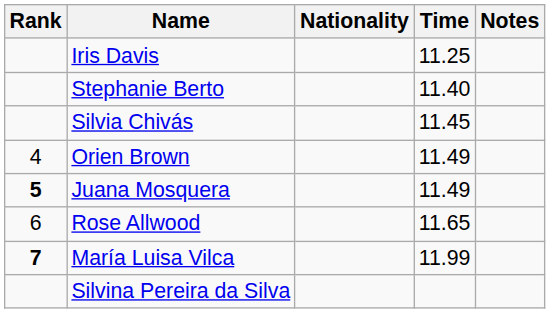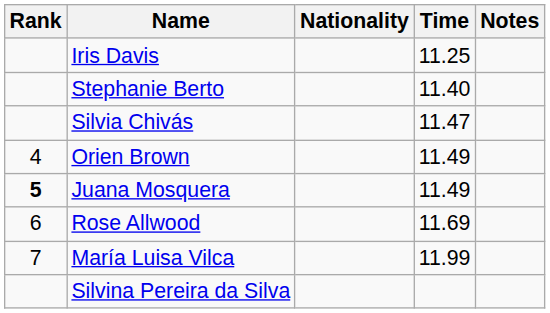(444, 122) 11.45 -> (444, 122) 11.47
(444, 223) 11.65 -> (444, 223) 11.69
(36, 257) bold -> (36, 257) normal
